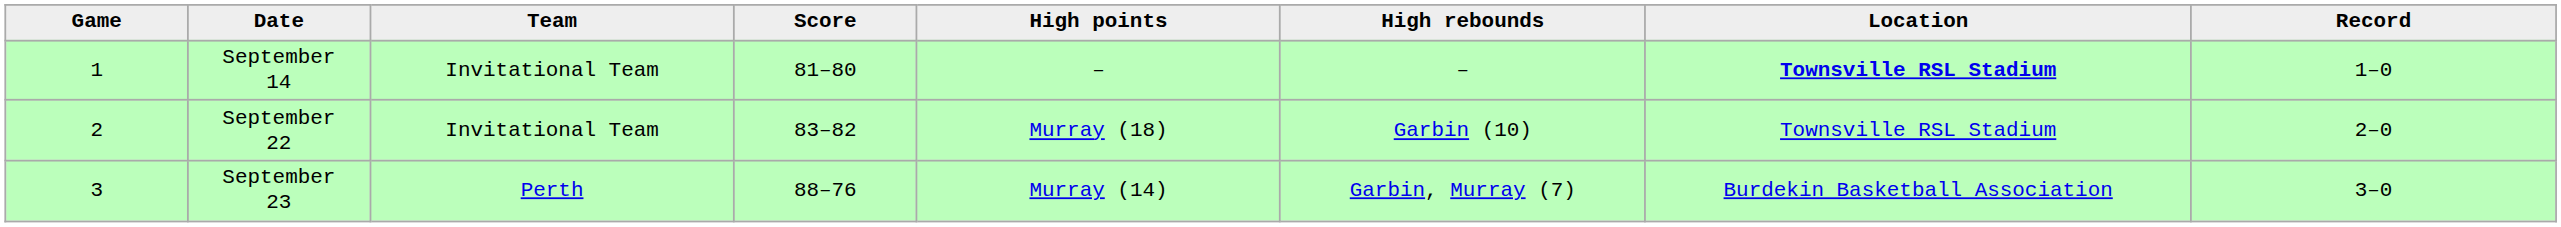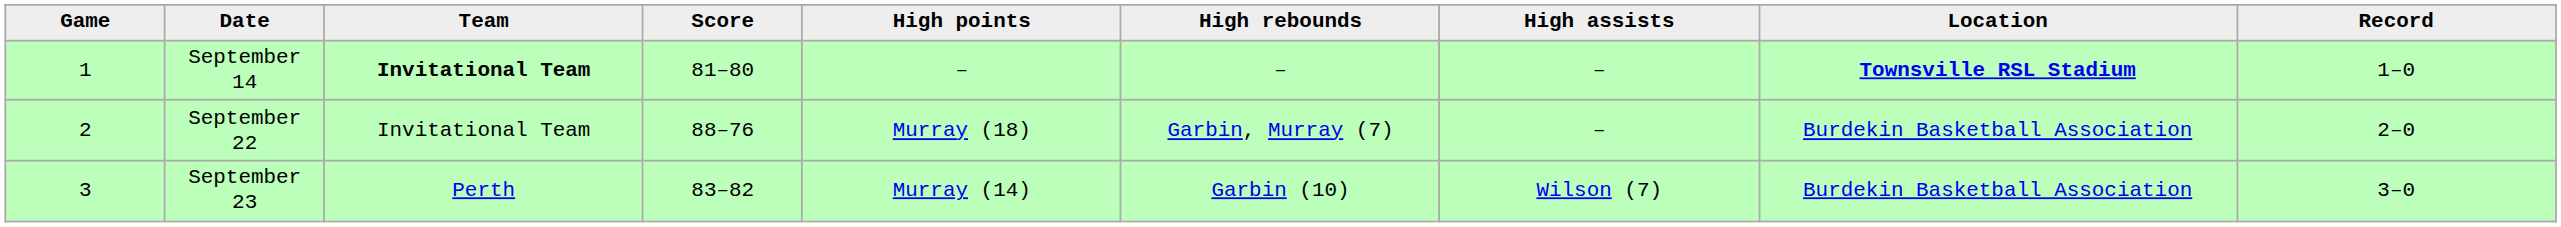+ column: (1599, 22)
(552, 70) normal -> (484, 70) bold
(825, 130) 83–82 -> (723, 130) 88–76
(1463, 130) Garbin (10) -> (1281, 130) Garbin, Murray (7)
(1918, 130) Townsville RSL Stadium -> (1998, 130) Burdekin Basketball Association
(825, 190) 88–76 -> (723, 190) 83–82
(1463, 190) Garbin, Murray (7) -> (1280, 190) Garbin (10)
